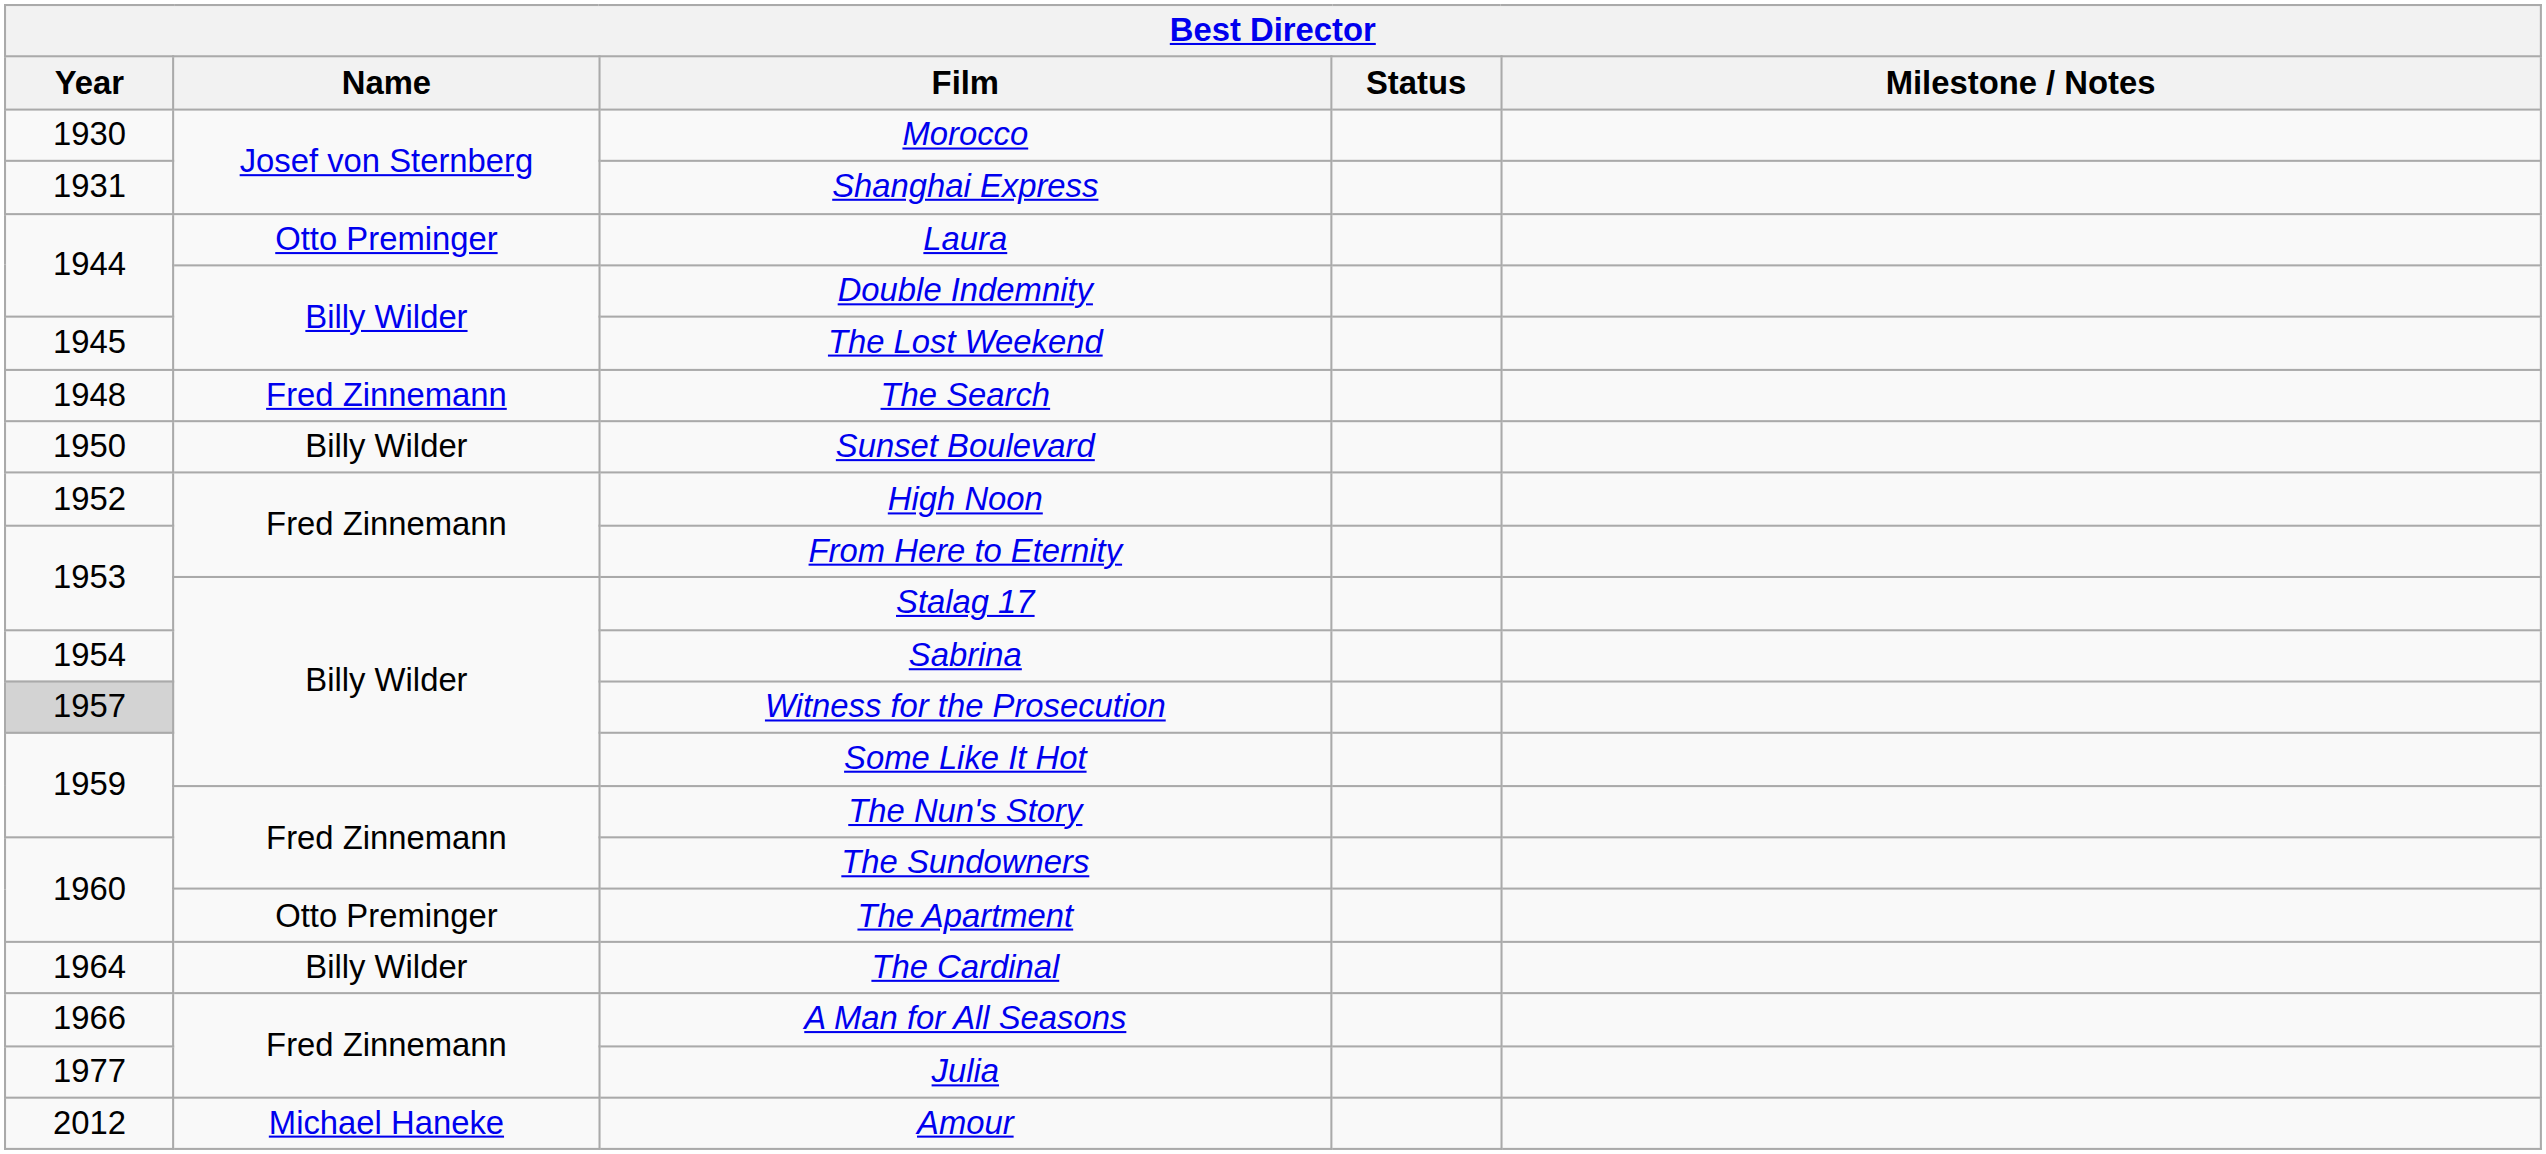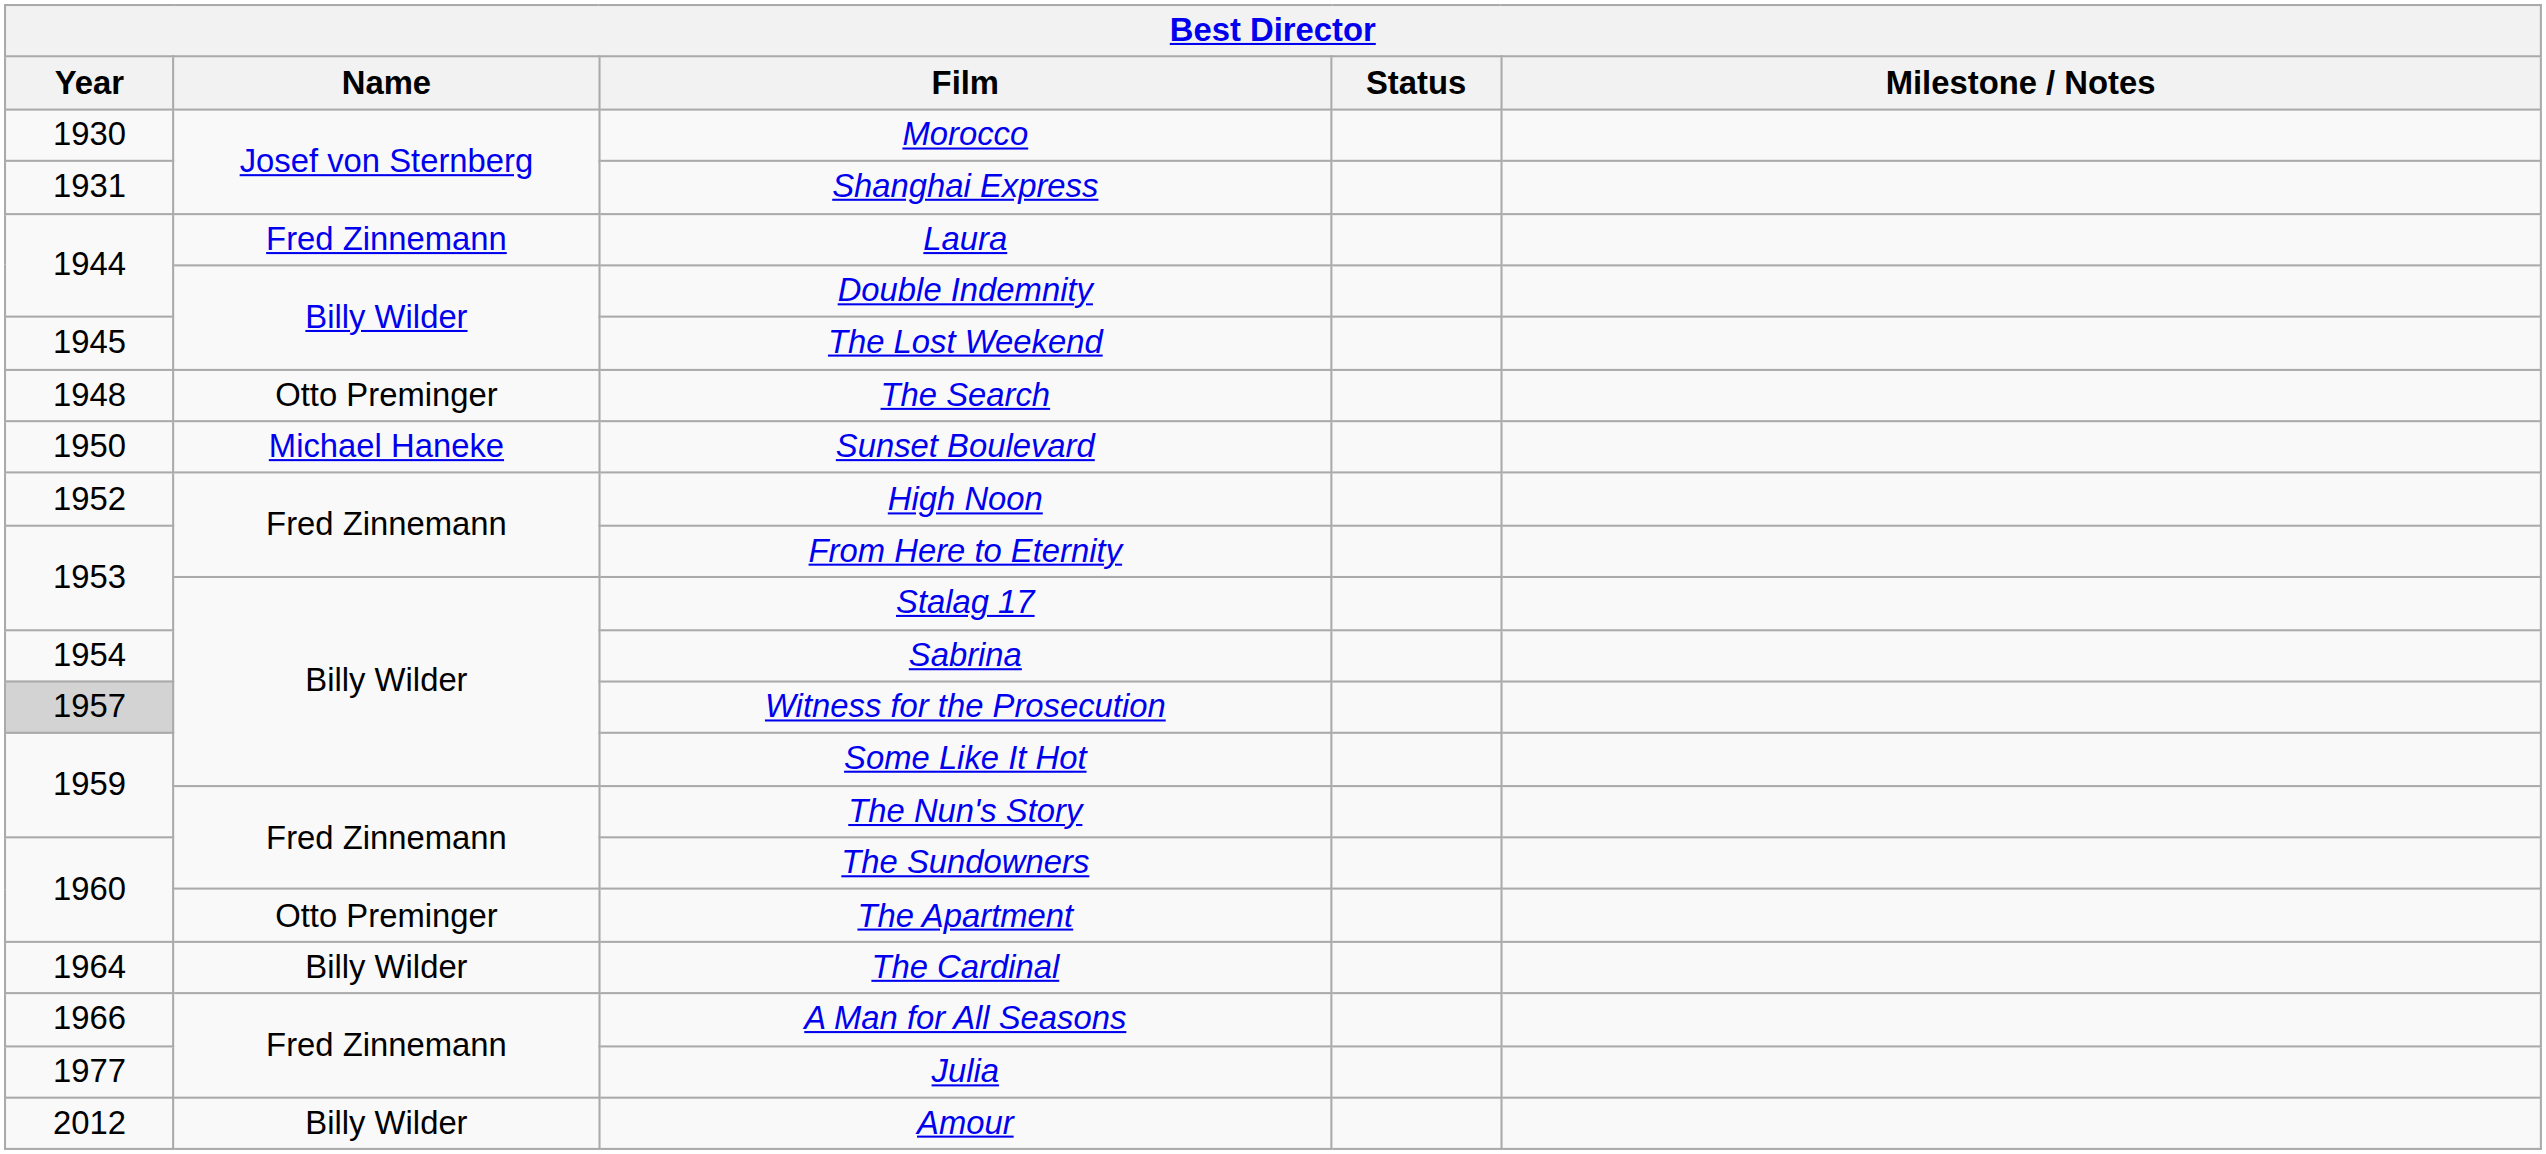(386, 238) Otto Preminger -> (386, 238) Fred Zinnemann
(386, 394) Fred Zinnemann -> (386, 394) Otto Preminger
(386, 446) Billy Wilder -> (386, 446) Michael Haneke
(386, 1122) Michael Haneke -> (386, 1122) Billy Wilder
